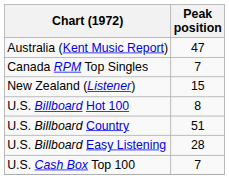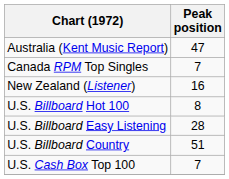(198, 86) 15 -> (198, 86) 16
rows swapped: (87, 145) <-> (68, 125)
